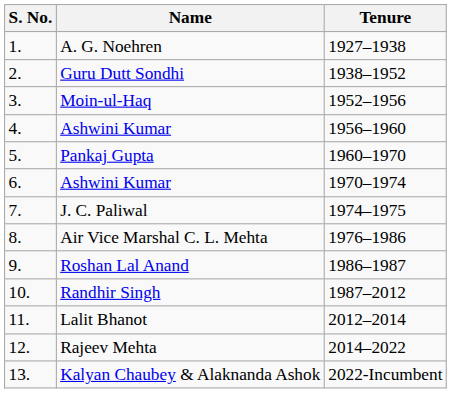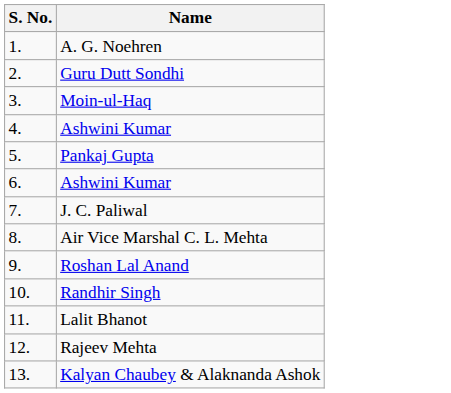- column: (385, 18)
